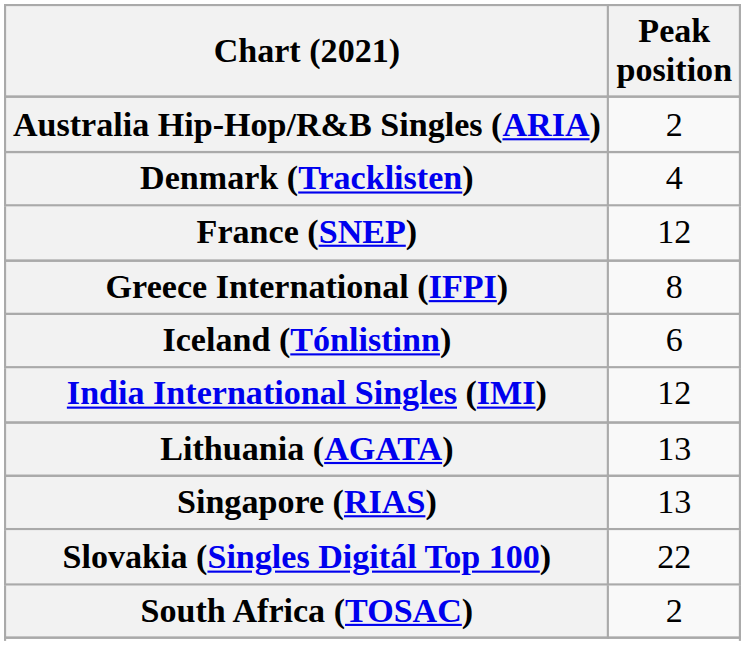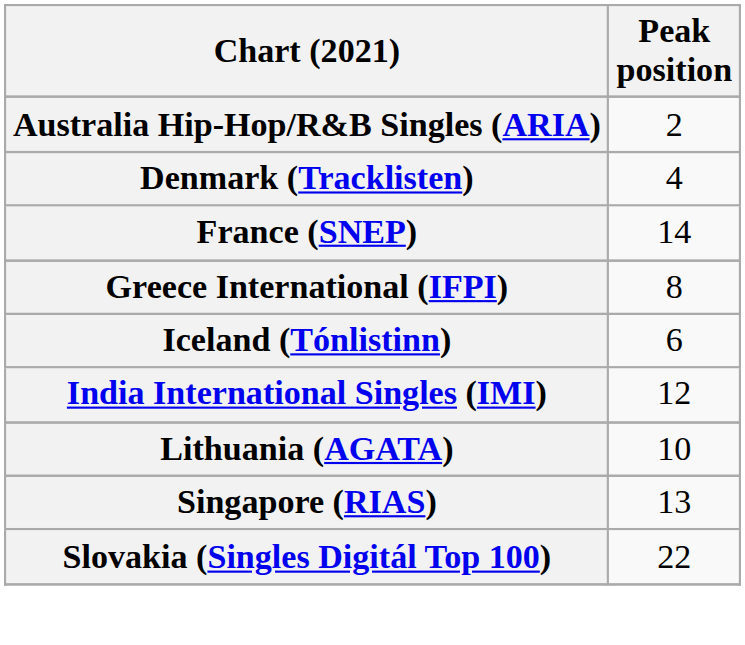(674, 232) 12 -> (674, 232) 14
(674, 448) 13 -> (674, 448) 10
- row: (307, 610)
